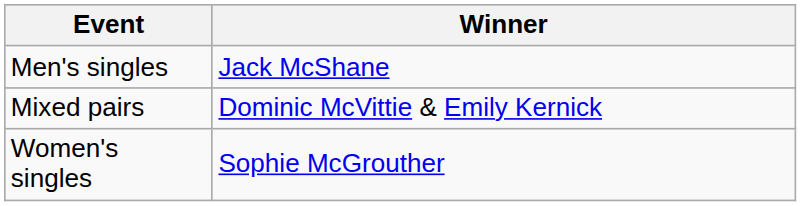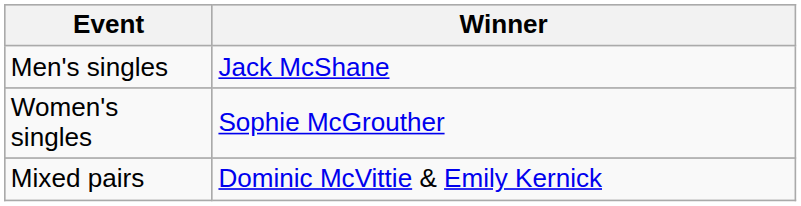rows swapped: (65, 163) <-> (78, 107)
